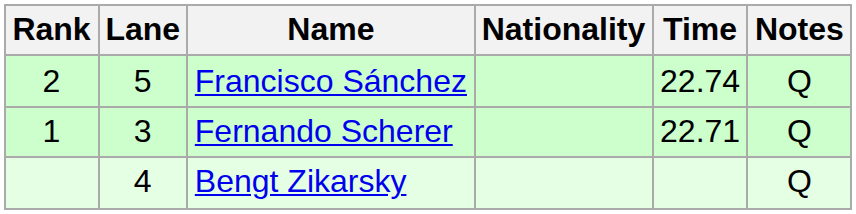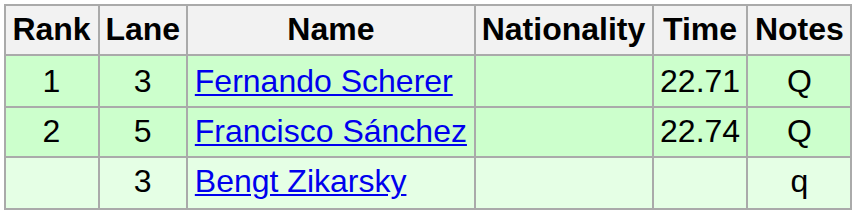rows swapped: (324, 131) <-> (331, 80)
(143, 182) 4 -> (143, 182) 3
(799, 182) Q -> (799, 182) q
